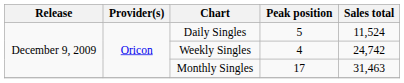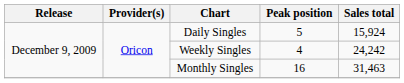(369, 31) 11,524 -> (369, 31) 15,924
(369, 50) 24,742 -> (369, 50) 24,242
(299, 68) 17 -> (299, 68) 16
